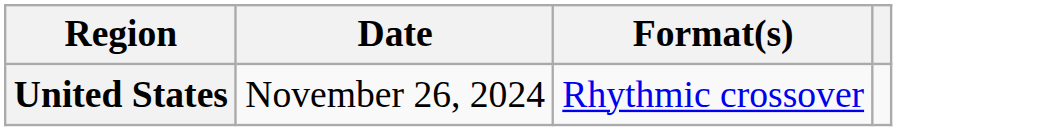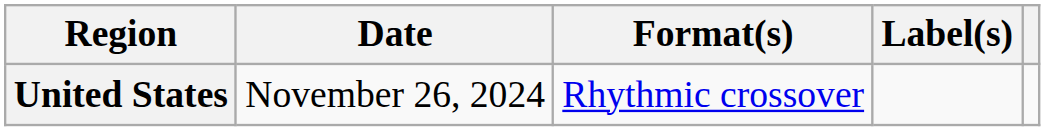+ column: (947, 34)
